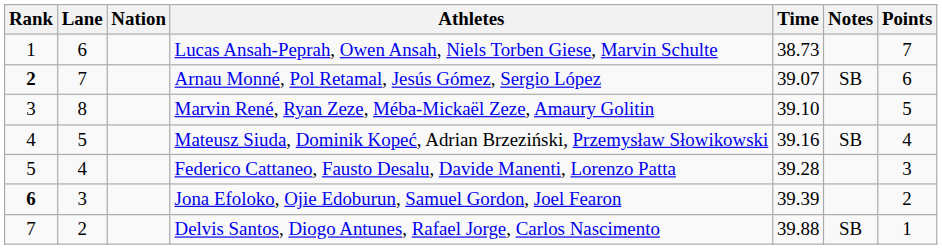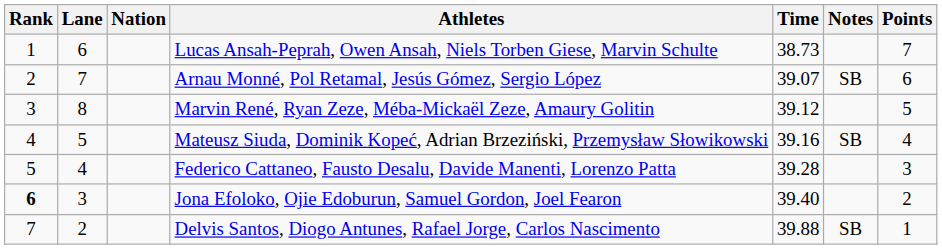(31, 79) bold -> (31, 79) normal
(798, 109) 39.10 -> (798, 109) 39.12
(798, 199) 39.39 -> (798, 199) 39.40
